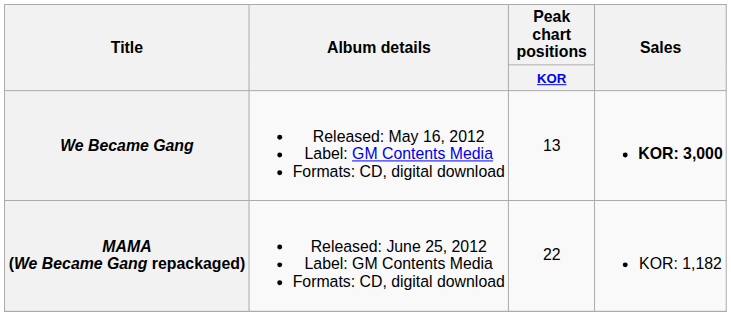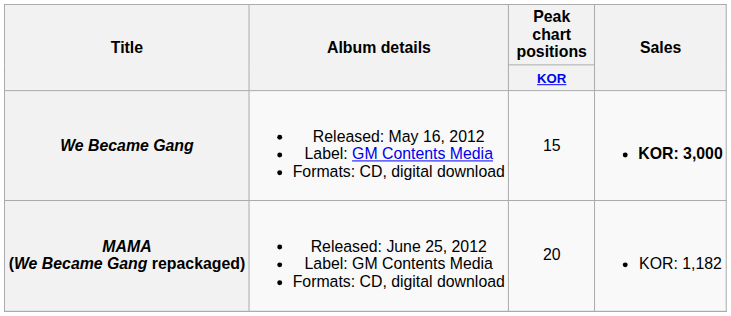(552, 145) 13 -> (552, 145) 15
(552, 255) 22 -> (552, 255) 20
